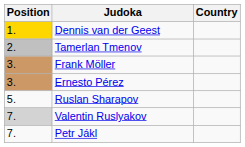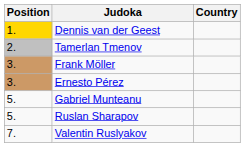+ row: (98, 99)
(11, 116) lightgrey background -> (11, 133) no background
- row: (76, 133)
